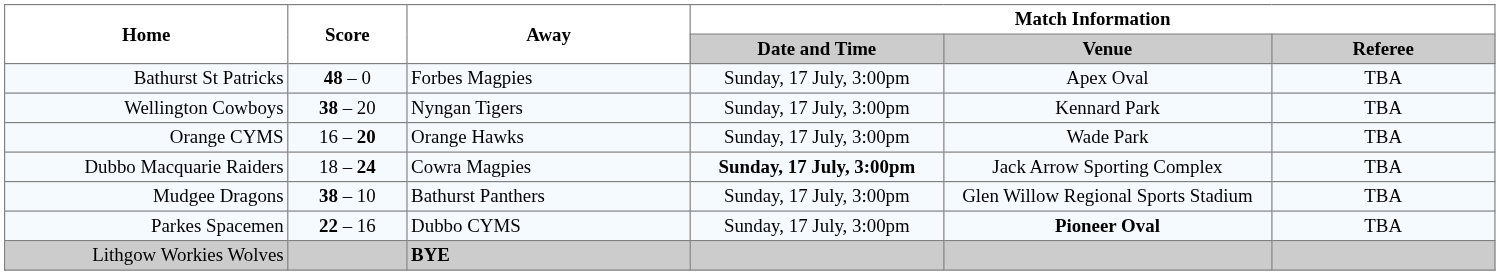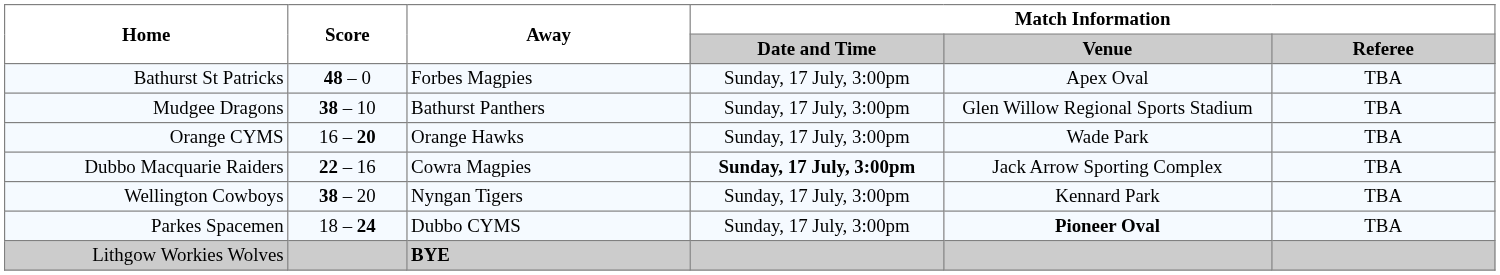rows swapped: (218, 196) <-> (204, 107)
(347, 166) 18 – 24 -> (347, 166) 22 – 16
(347, 225) 22 – 16 -> (347, 225) 18 – 24
